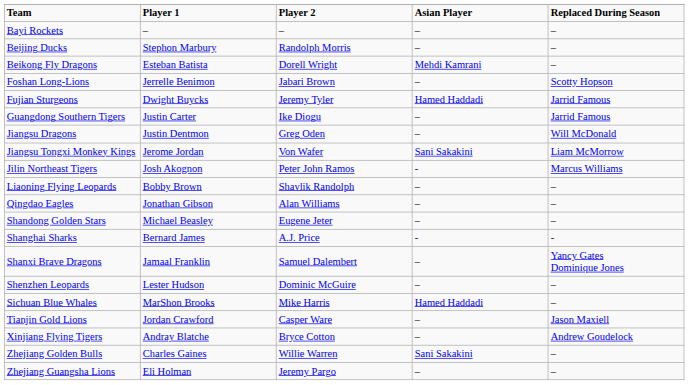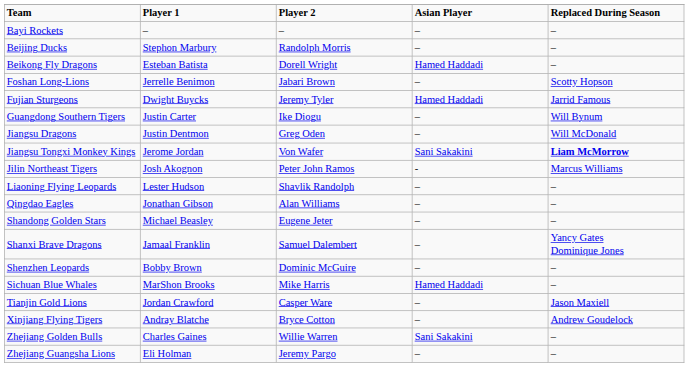(448, 65) Mehdi Kamrani -> (449, 65) Hamed Haddadi
(581, 117) Jarrid Famous -> (577, 117) Will Bynum
(587, 151) normal -> (590, 151) bold
(172, 186) Bobby Brown -> (173, 186) Lester Hudson
- row: (42, 238)
(173, 285) Lester Hudson -> (172, 267) Bobby Brown
